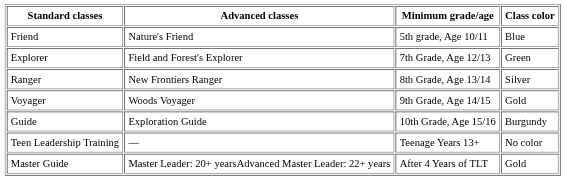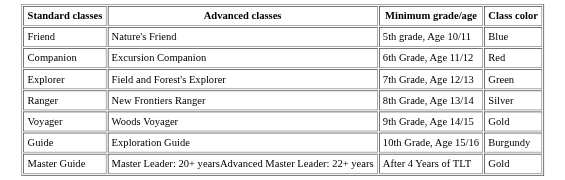+ row: (52, 58)
- row: (65, 142)
